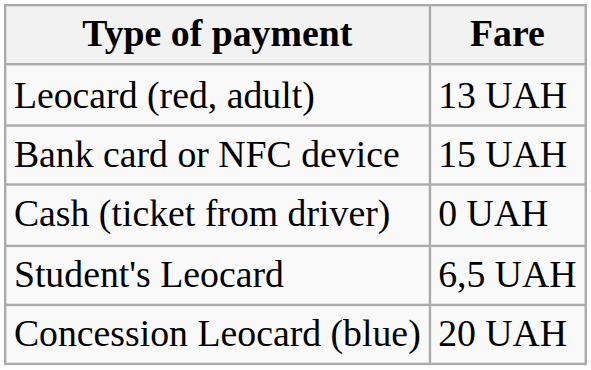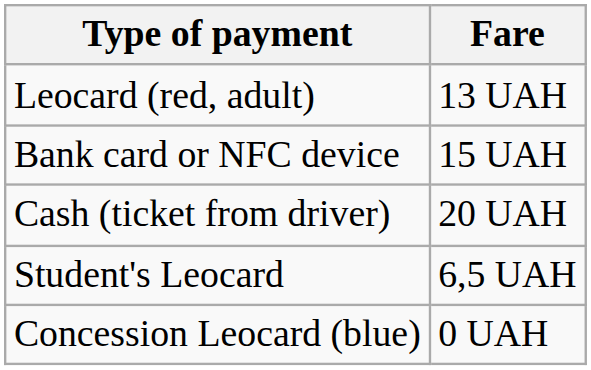(493, 214) 0 UAH -> (503, 214) 20 UAH
(503, 333) 20 UAH -> (493, 333) 0 UAH
